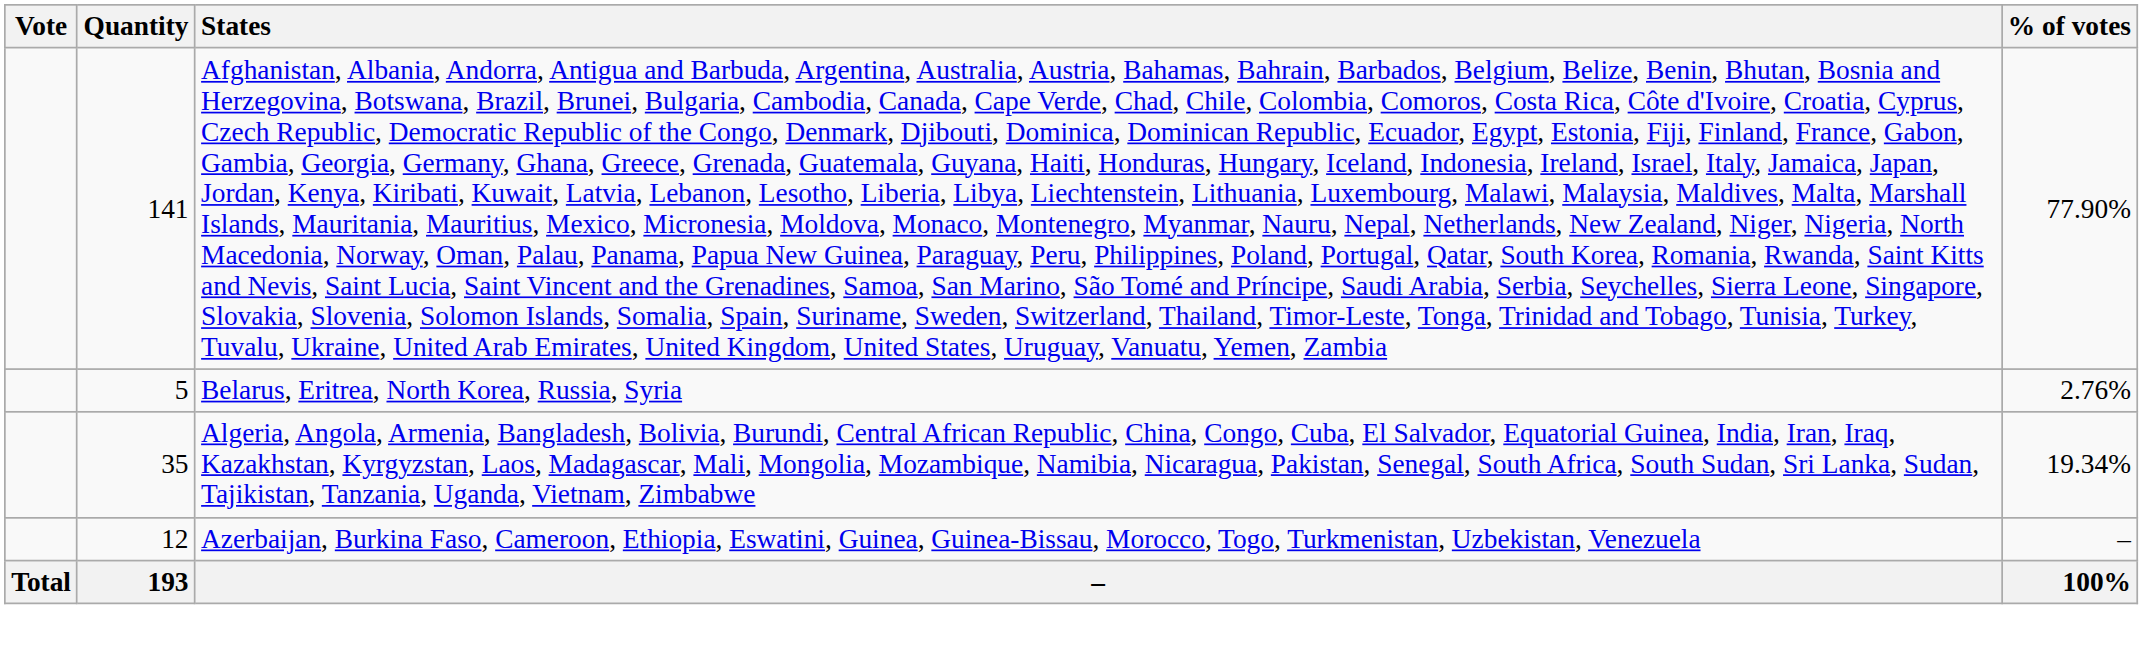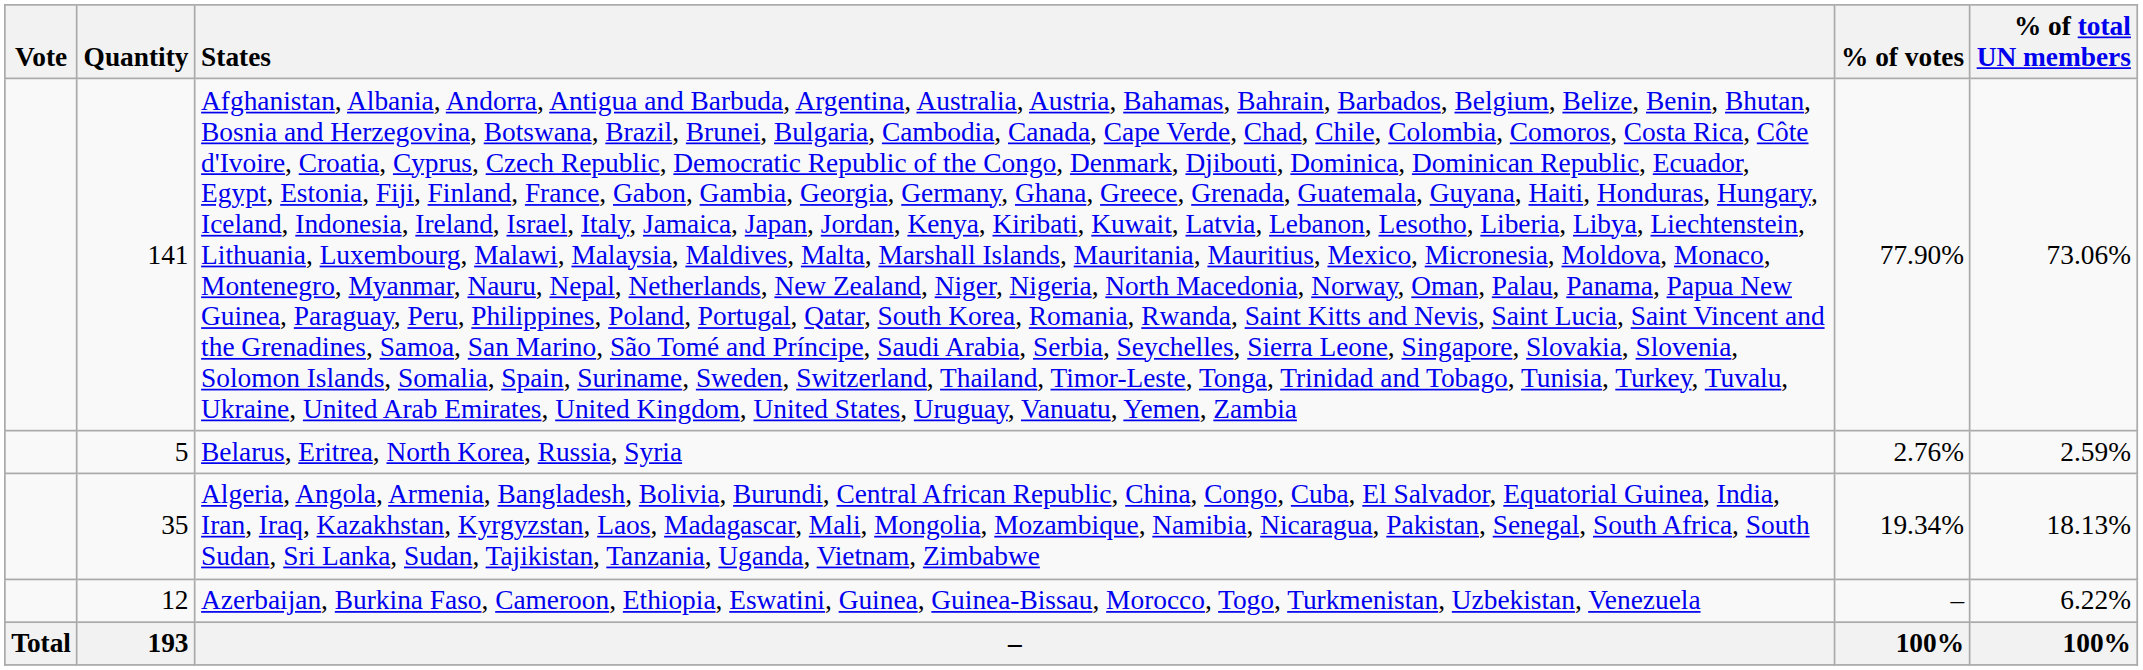+ column: (2054, 41)
